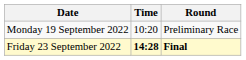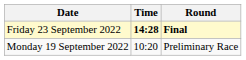rows swapped: (68, 30) <-> (64, 47)
